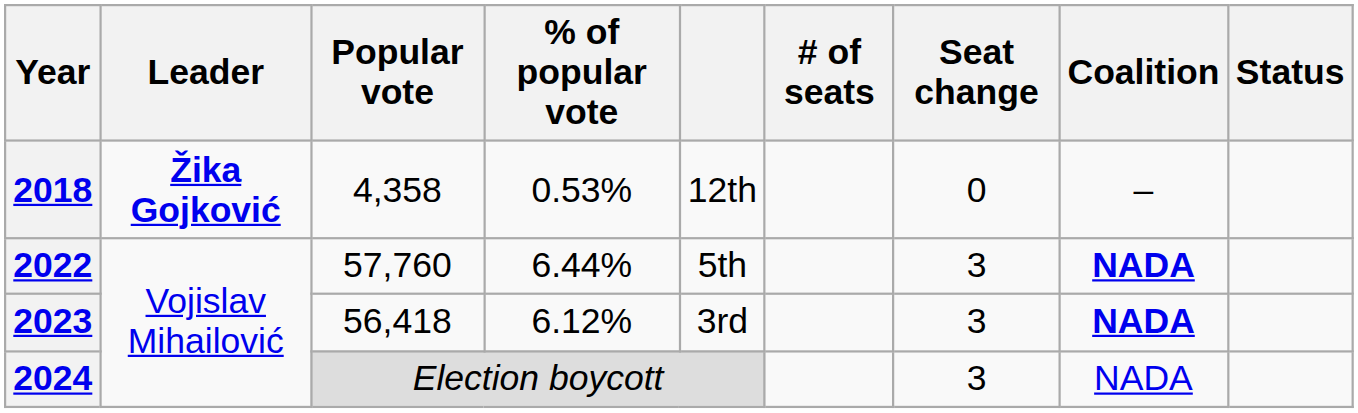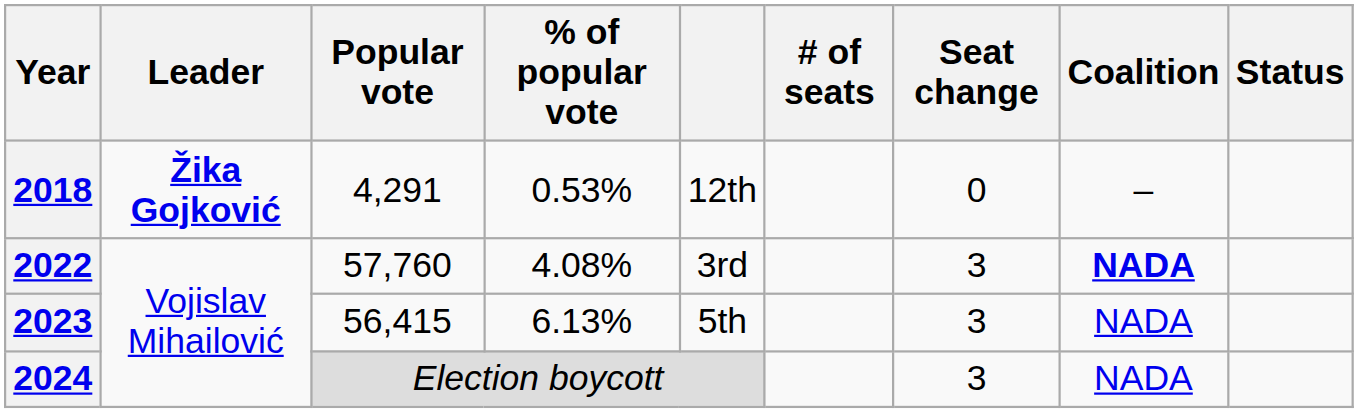(397, 188) 4,358 -> (397, 188) 4,291
(582, 265) 6.44% -> (582, 265) 4.08%
(722, 265) 5th -> (722, 265) 3rd
(397, 321) 56,418 -> (397, 321) 56,415
(582, 321) 6.12% -> (582, 321) 6.13%
(722, 321) 3rd -> (722, 321) 5th
(1143, 321) bold -> (1143, 321) normal
